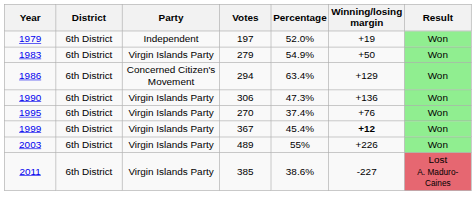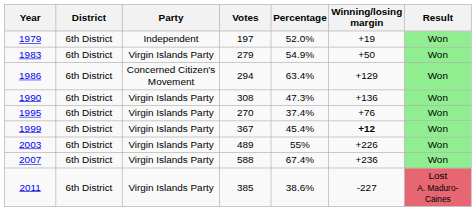(245, 97) 306 -> (245, 97) 308
+ row: (30, 160)
